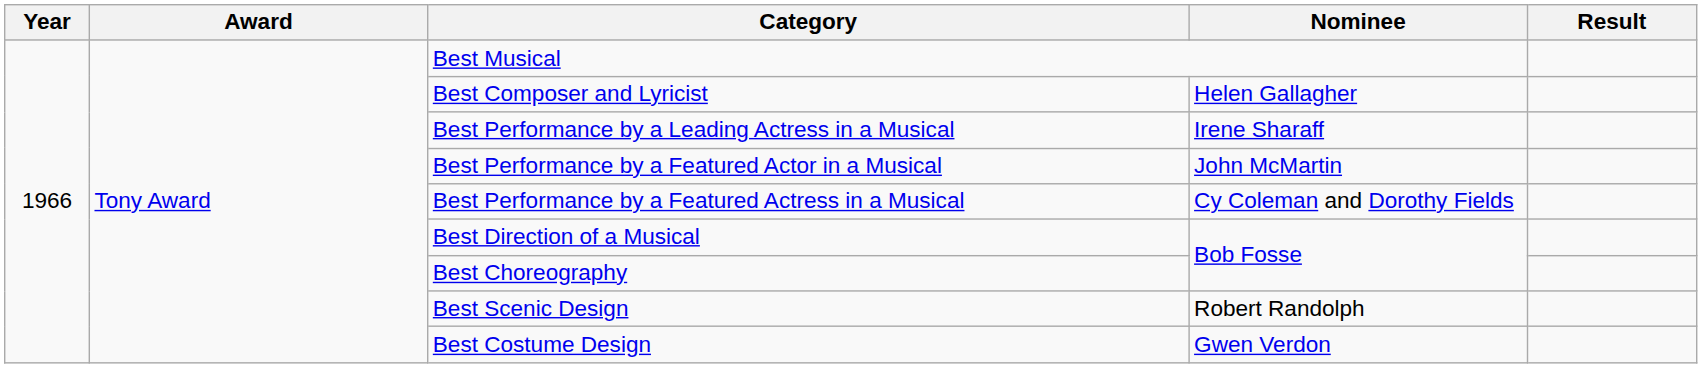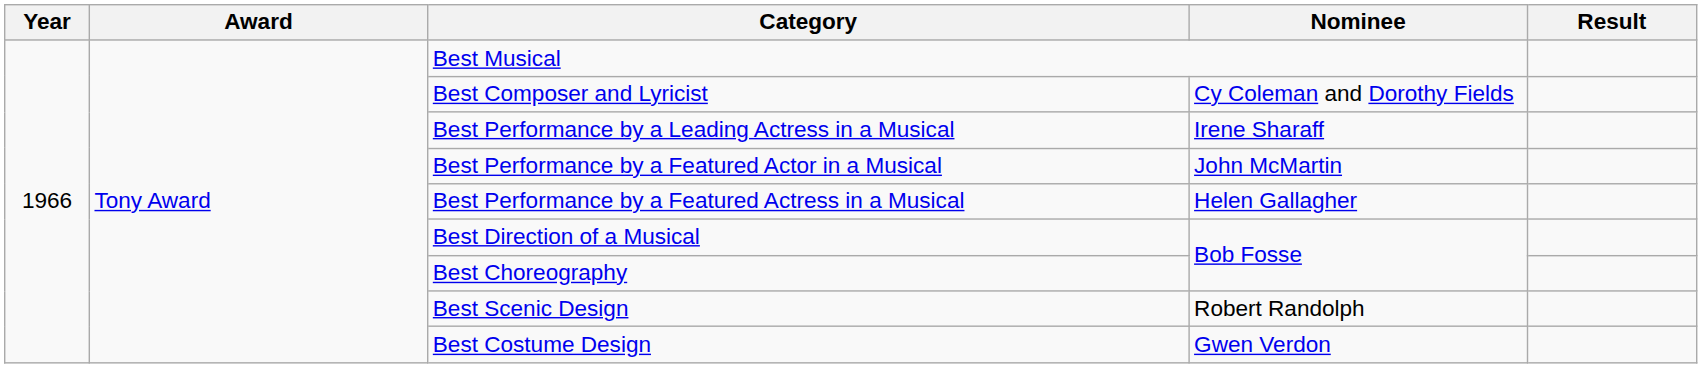(1276, 93) Helen Gallagher -> (1354, 93) Cy Coleman and Dorothy Fields
(1354, 201) Cy Coleman and Dorothy Fields -> (1276, 201) Helen Gallagher
